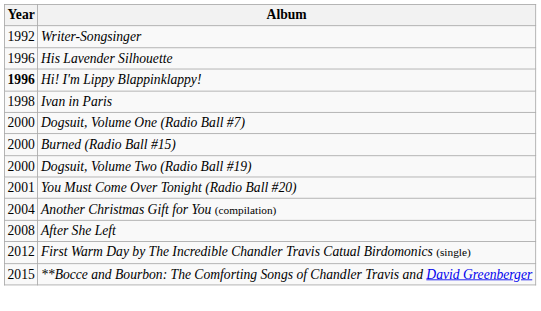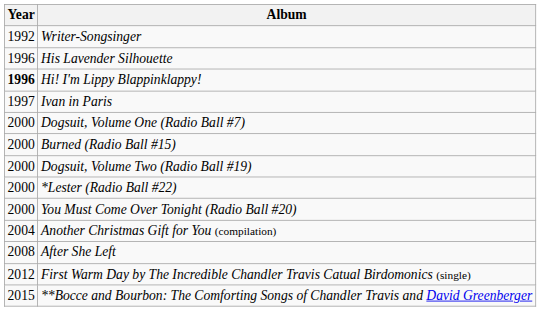(21, 101) 1998 -> (21, 101) 1997
+ row: (109, 187)
(21, 187) 2001 -> (21, 209) 2000
